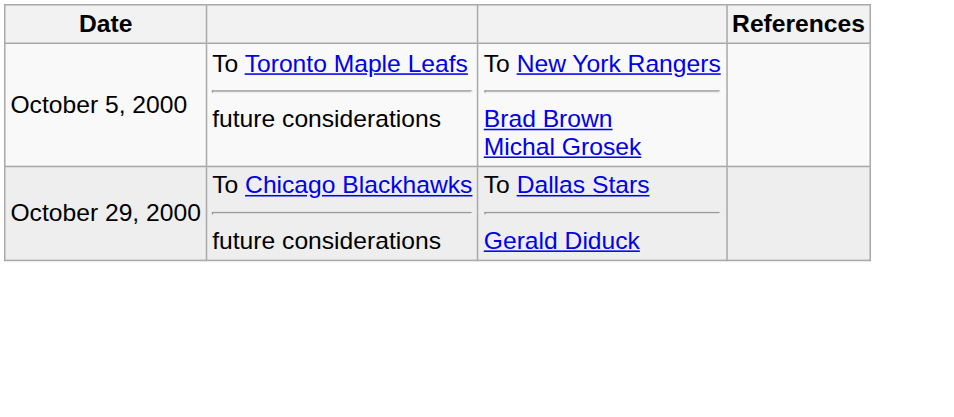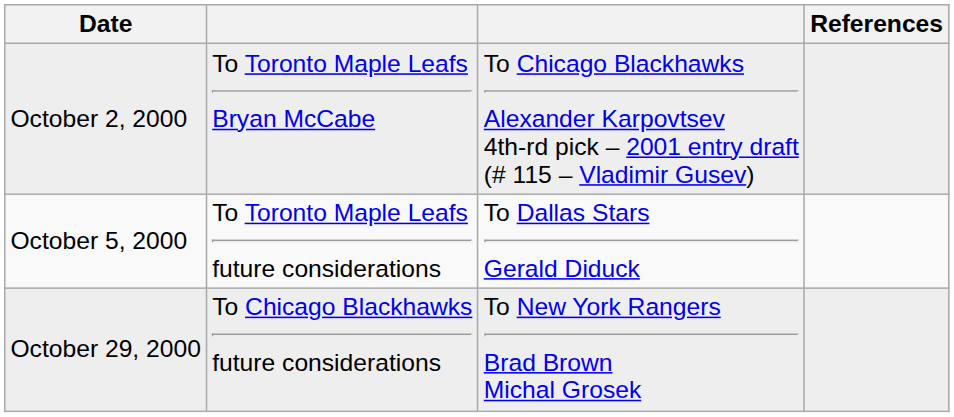+ row: (99, 118)
(602, 104) To New York Rangers Brad Brown Michal Grosek -> (641, 240) To Dallas Stars Gerald Diduck
(602, 213) To Dallas Stars Gerald Diduck -> (641, 349) To New York Rangers Brad Brown Michal Grosek
